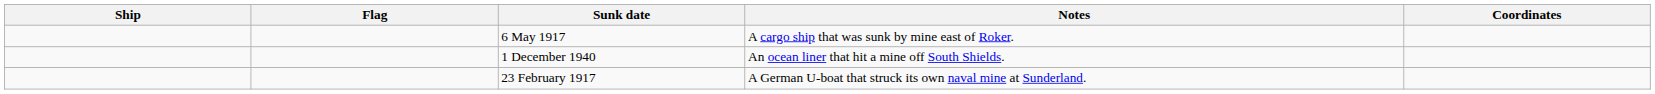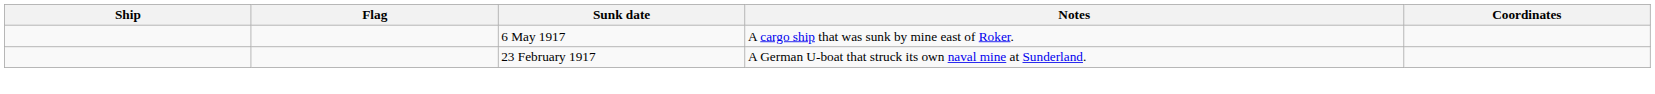- row: (548, 57)
